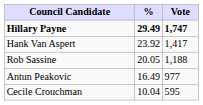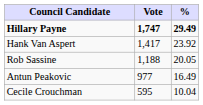columns swapped: (180, 12) <-> (149, 12)
